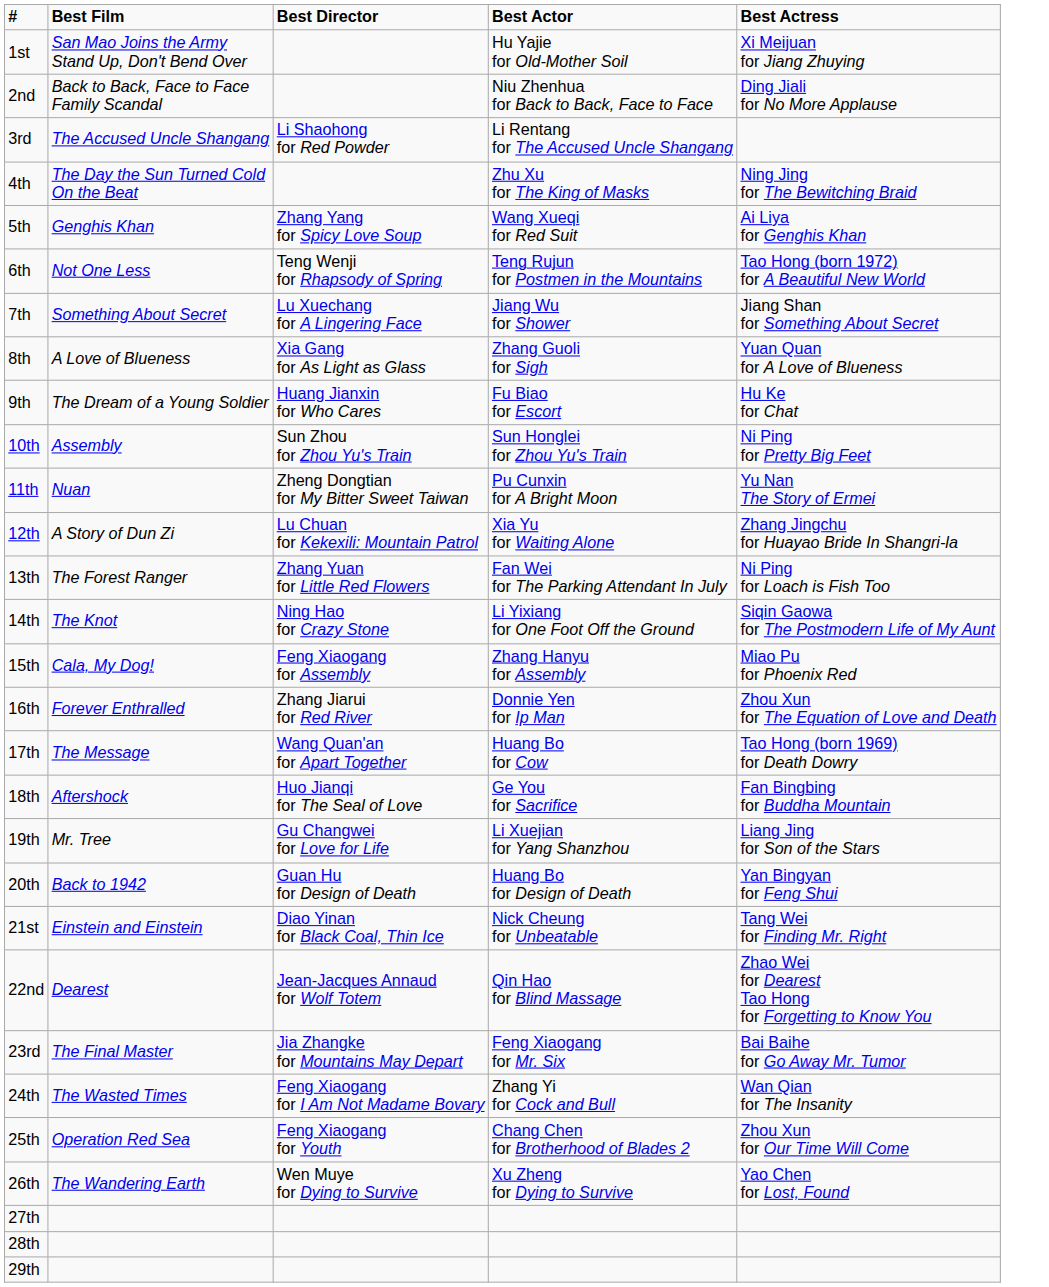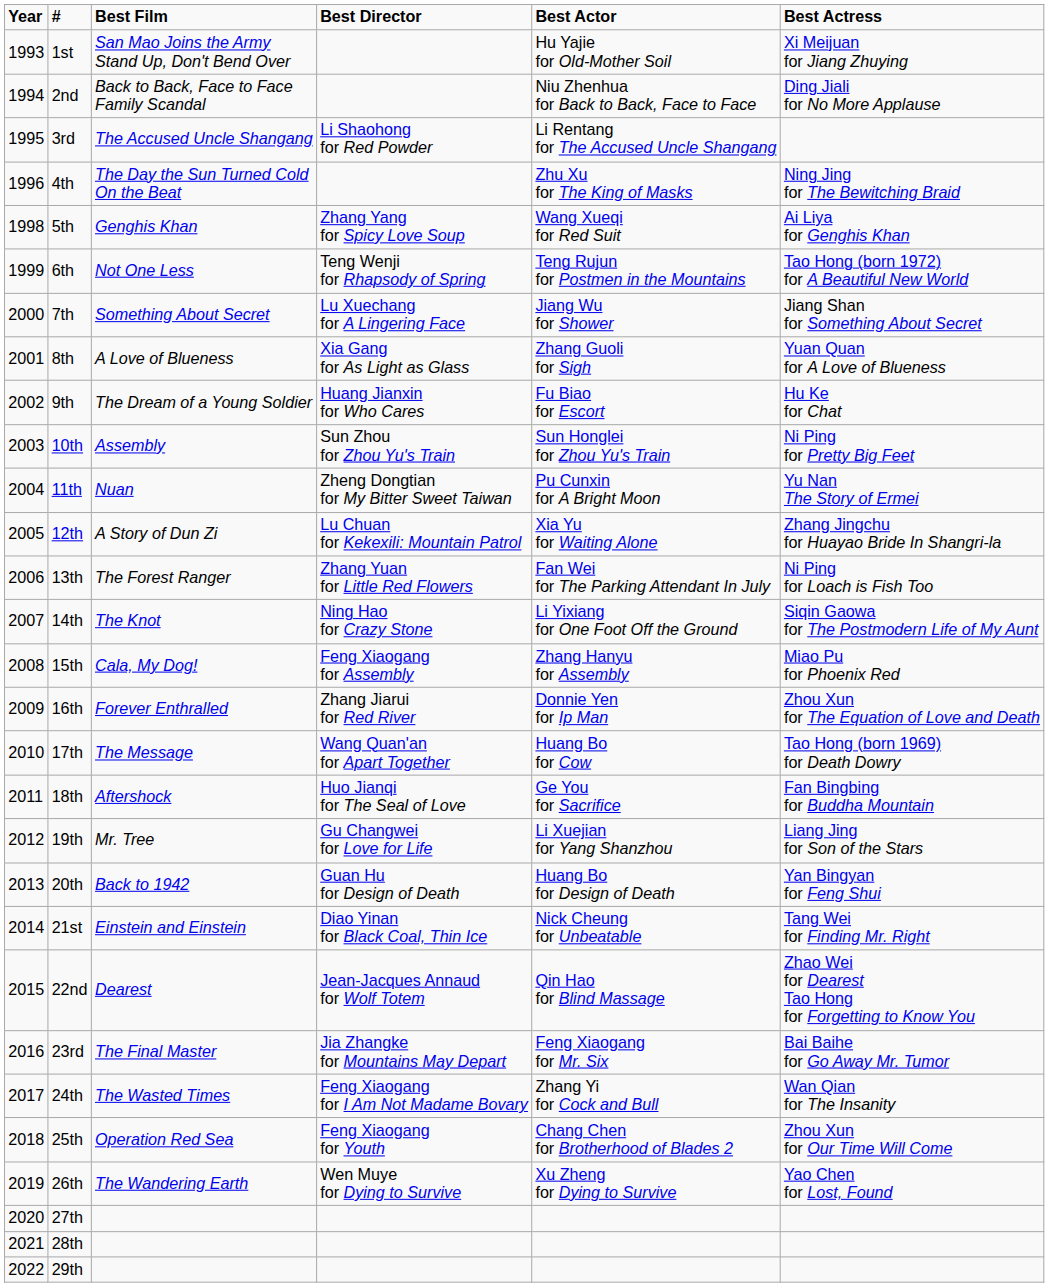+ column: (25, 17)
